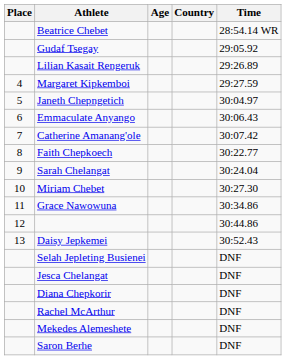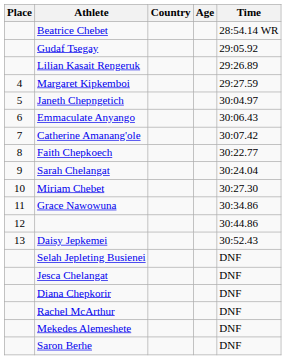columns swapped: (160, 13) <-> (194, 13)
